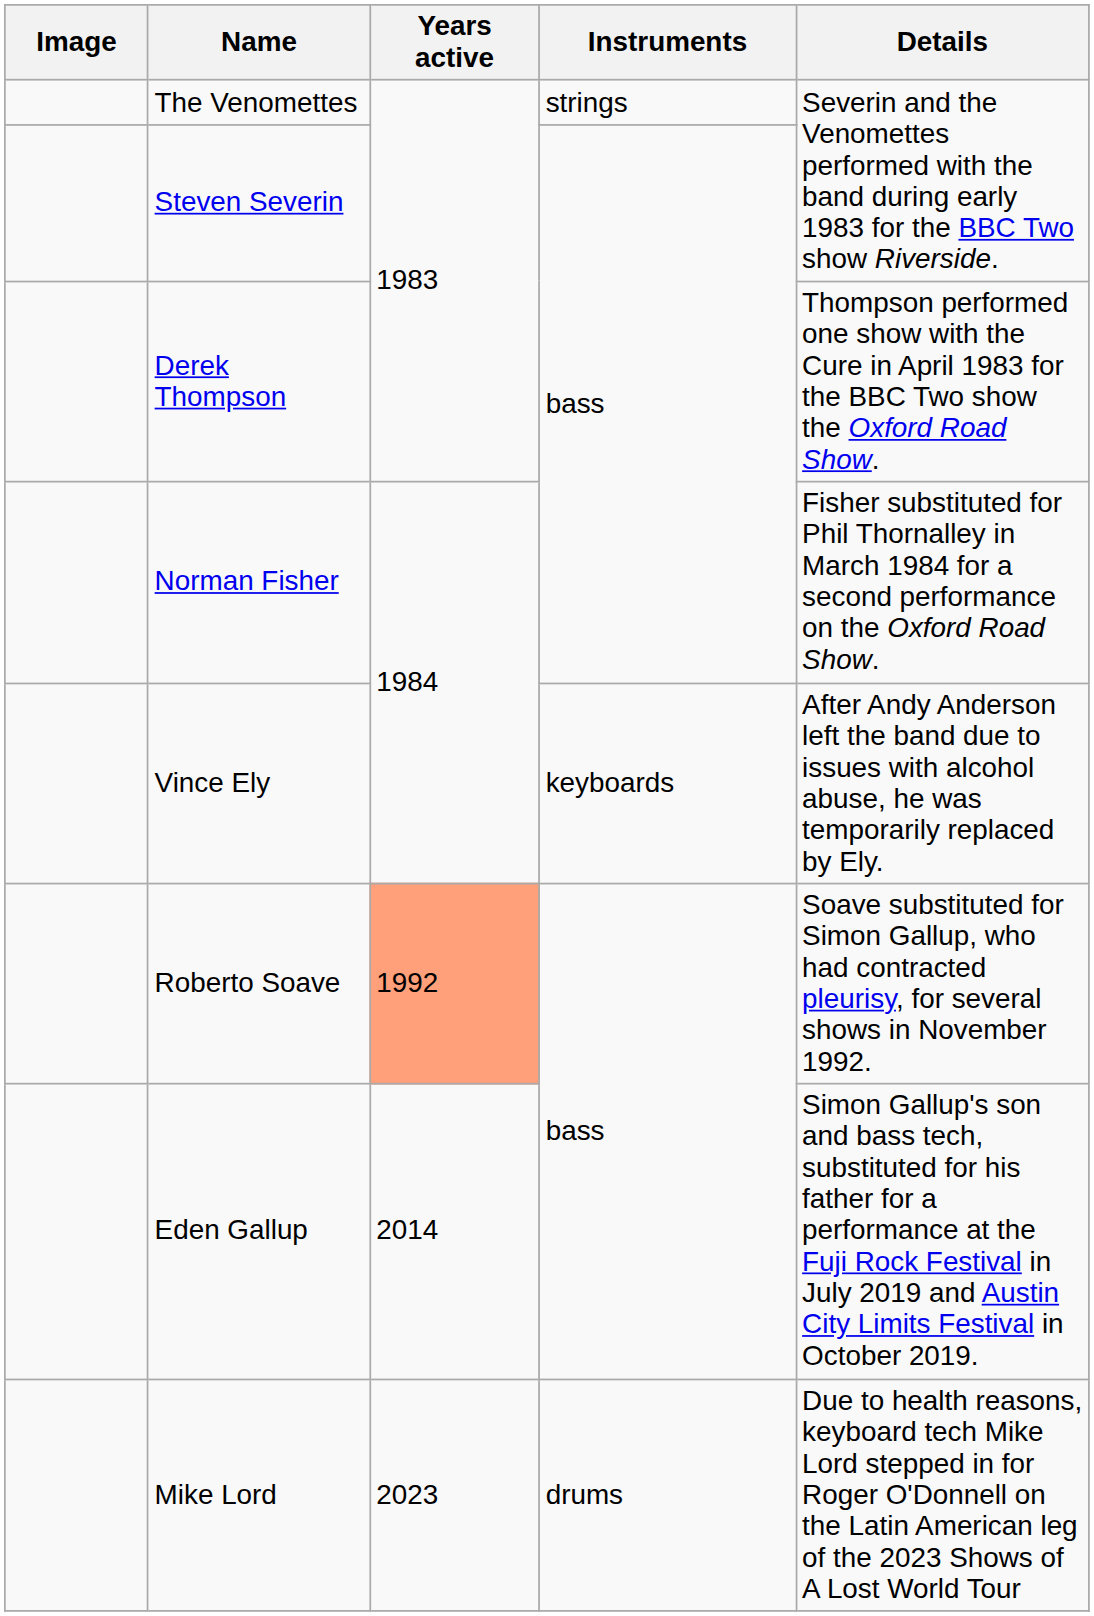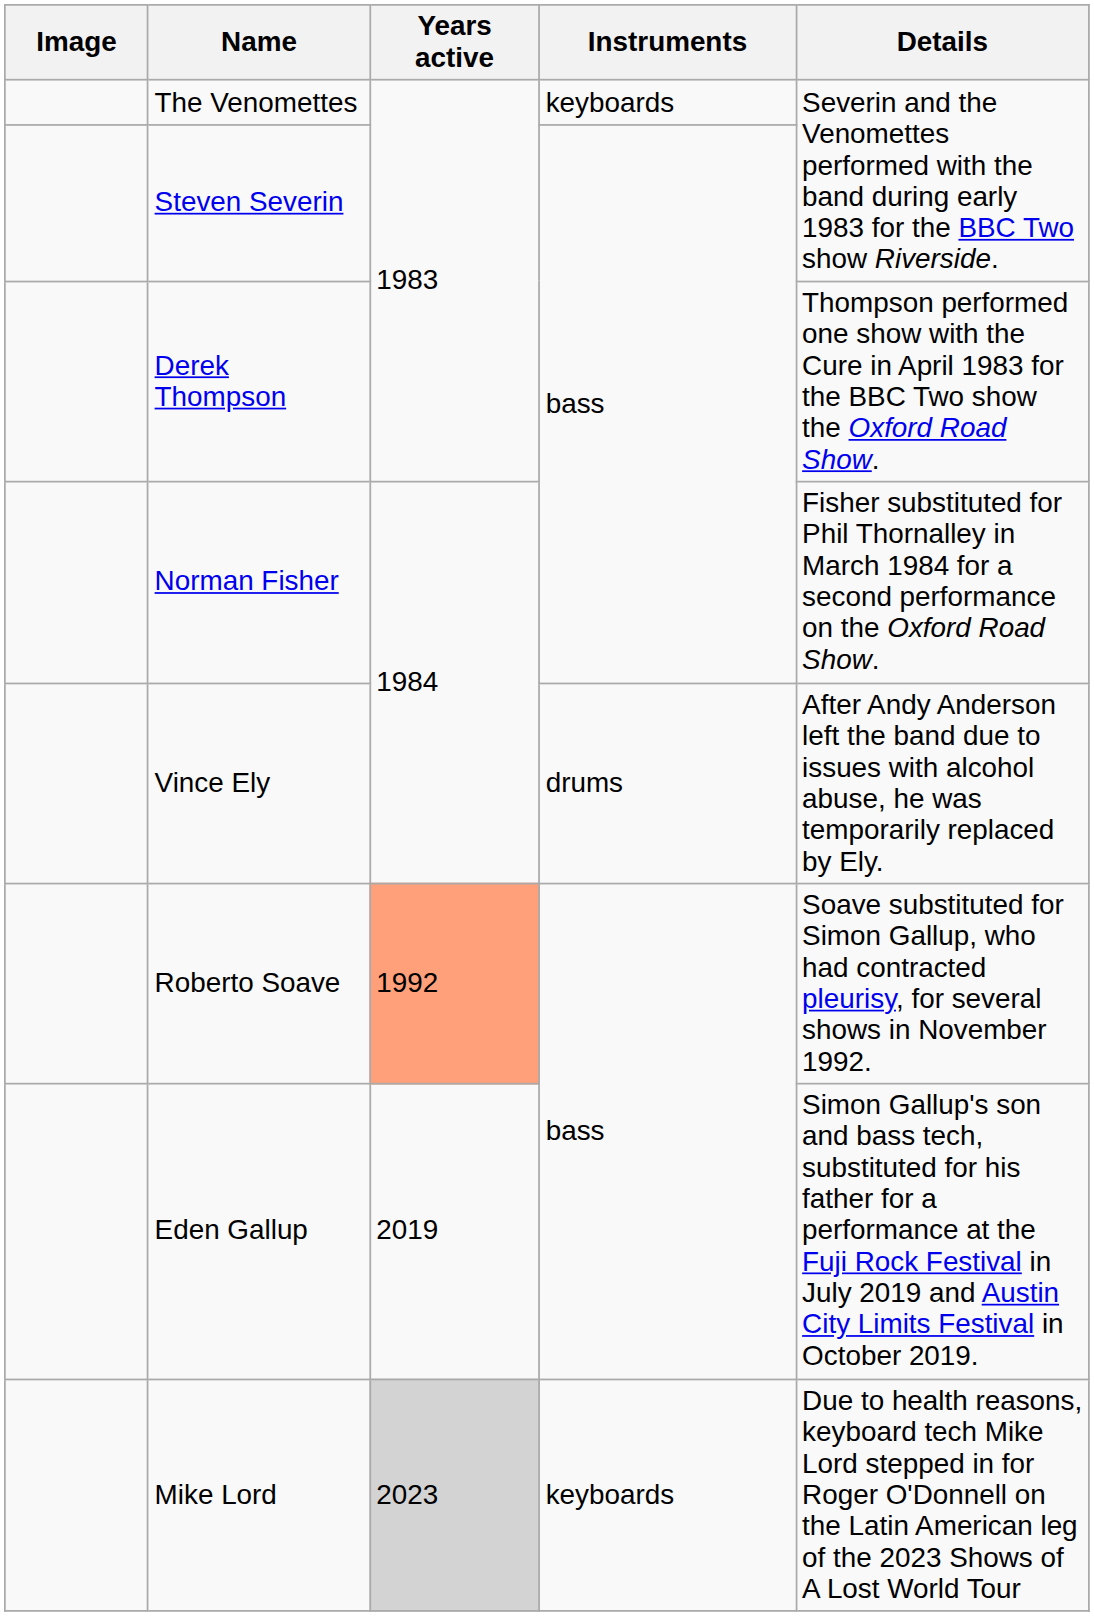(587, 102) strings -> (610, 102) keyboards
(610, 782) keyboards -> (584, 782) drums
(407, 1231) 2014 -> (407, 1231) 2019
(407, 1494) no background -> (407, 1494) lightgrey background
(584, 1494) drums -> (610, 1494) keyboards
